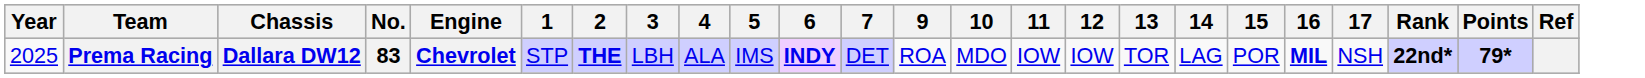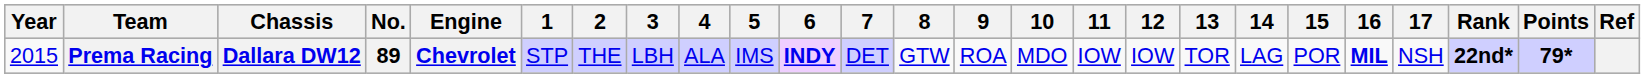+ column: (924, 21)
(34, 56) 2025 -> (34, 56) 2015
(388, 56) 83 -> (388, 56) 89
(600, 56) bold -> (600, 56) normal
